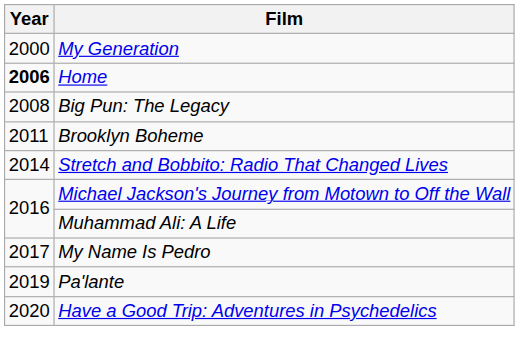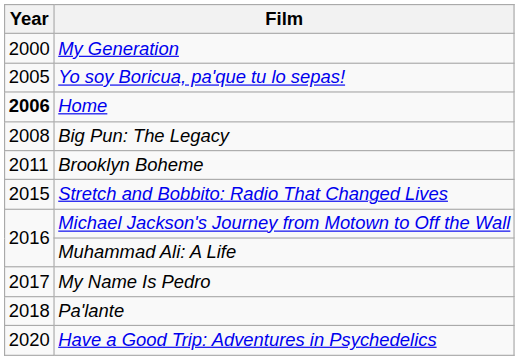+ row: (202, 77)
(29, 164) 2014 -> (29, 194) 2015
(29, 281) 2019 -> (29, 310) 2018
